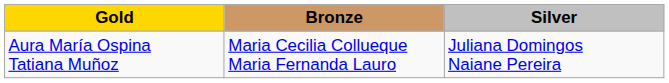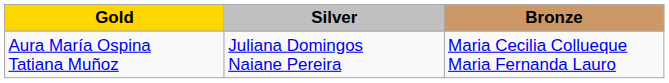columns swapped: (554, 17) <-> (334, 17)
